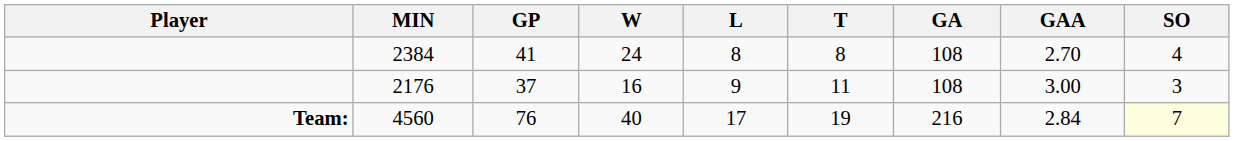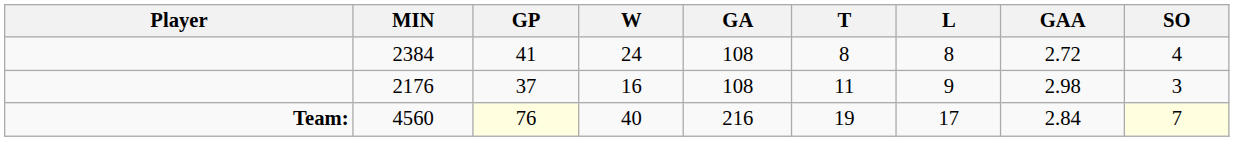columns swapped: (736, 20) <-> (947, 20)
(1063, 53) 2.70 -> (1063, 53) 2.72
(1063, 86) 3.00 -> (1063, 86) 2.98
(526, 119) no background -> (526, 119) lightyellow background
